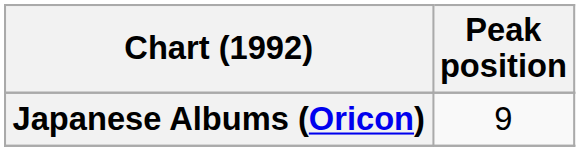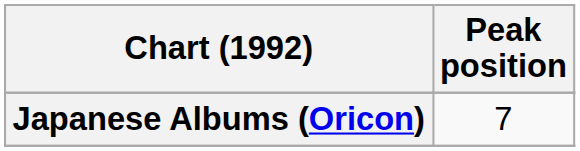(503, 118) 9 -> (503, 118) 7
